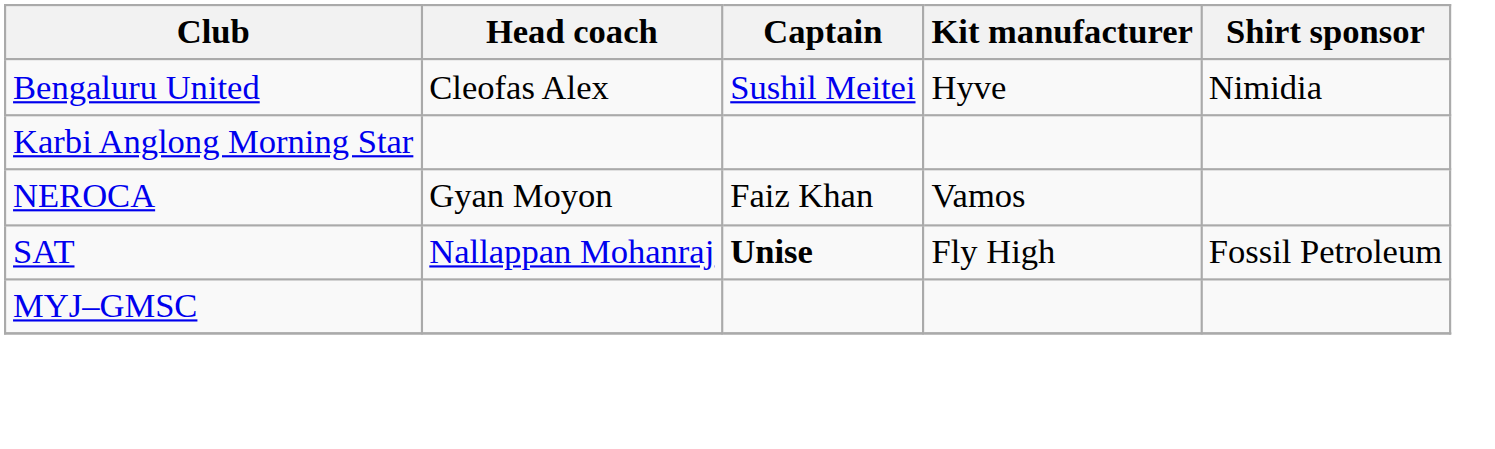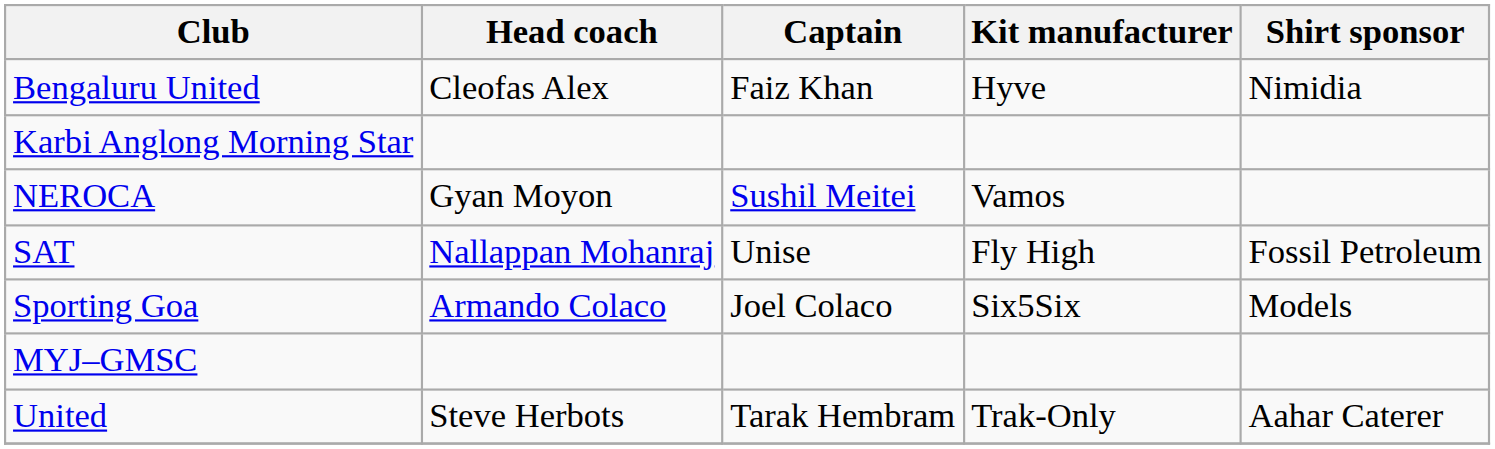(823, 86) Sushil Meitei -> (802, 86) Faiz Khan
(802, 196) Faiz Khan -> (823, 196) Sushil Meitei
(772, 251) bold -> (771, 251) normal
+ row: (106, 305)
+ row: (60, 415)
